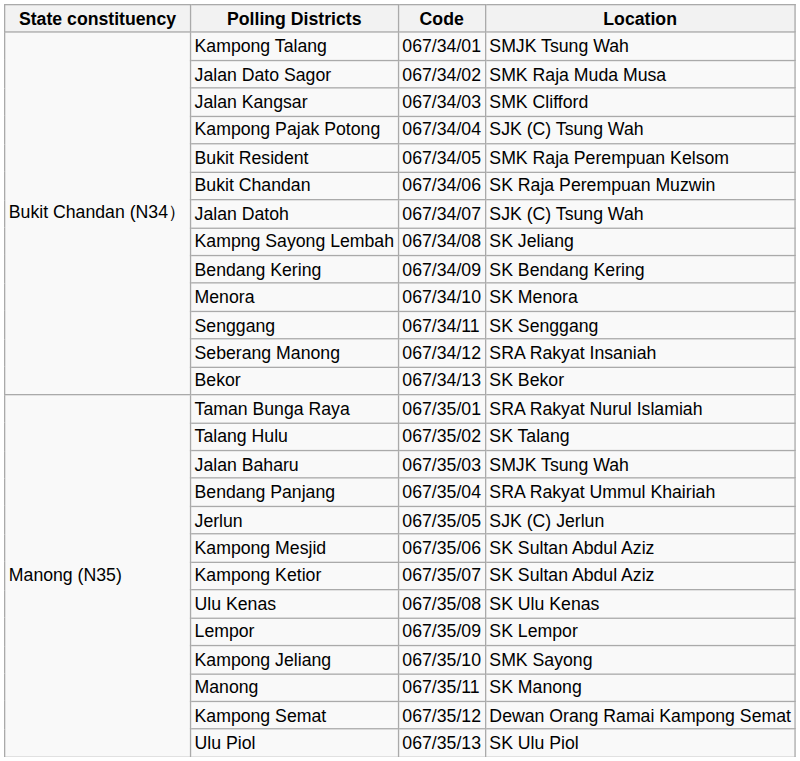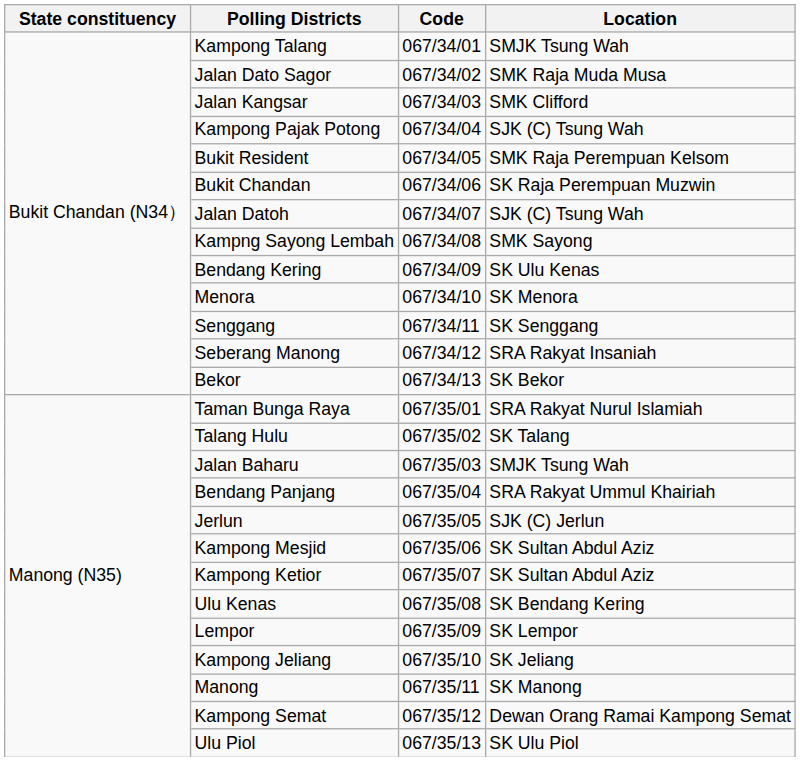(532, 241) SK Jeliang -> (541, 241) SMK Sayong
(567, 269) SK Bendang Kering -> (544, 269) SK Ulu Kenas
(544, 603) SK Ulu Kenas -> (567, 603) SK Bendang Kering
(541, 659) SMK Sayong -> (532, 659) SK Jeliang
